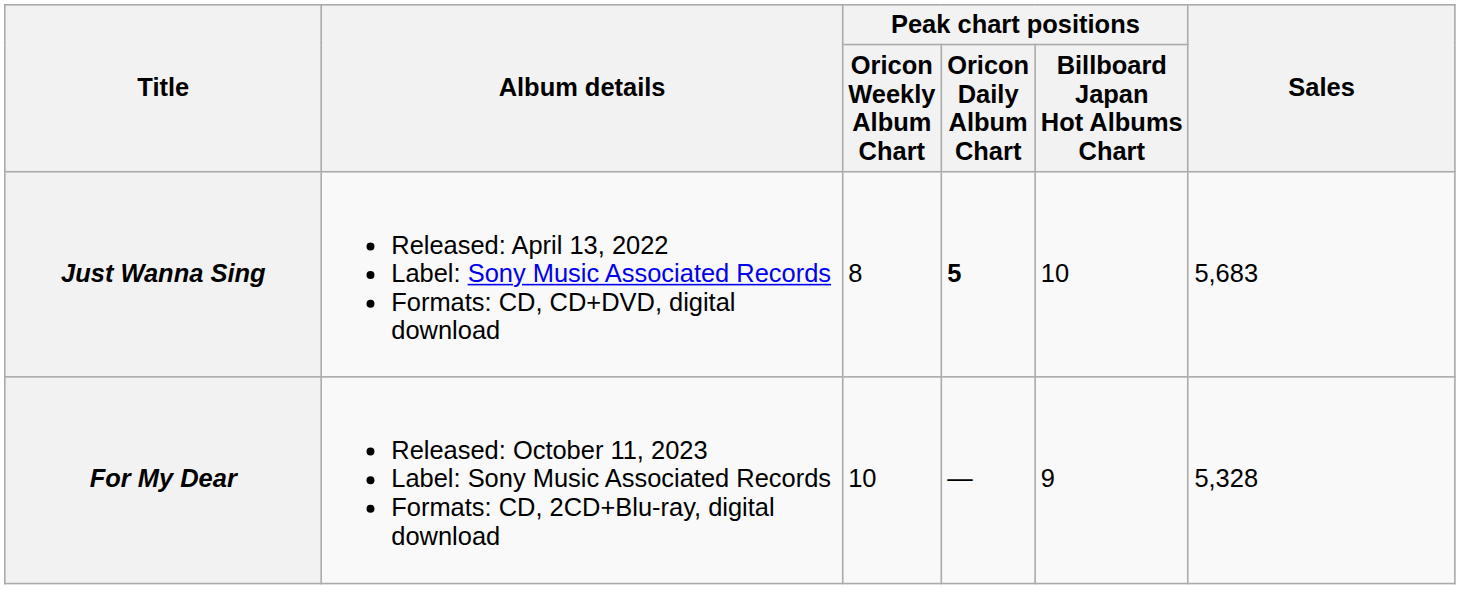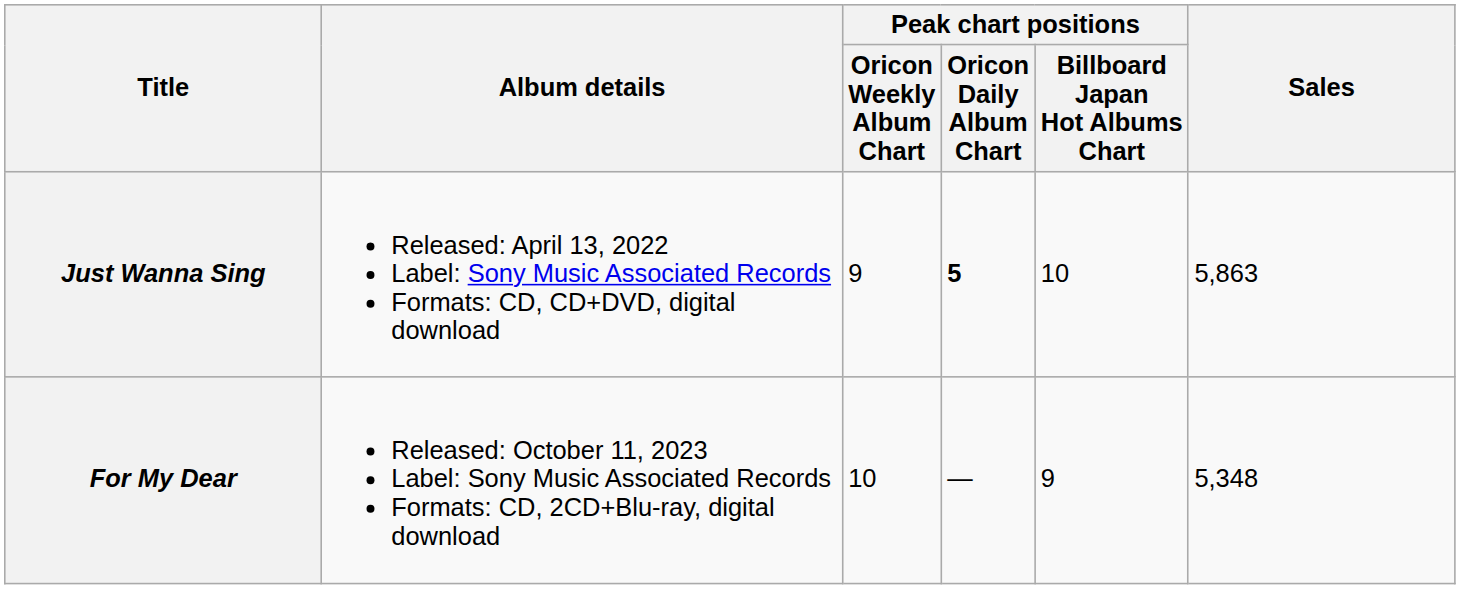(855, 273) 8 -> (855, 273) 9
(1226, 273) 5,683 -> (1226, 273) 5,863
(1226, 479) 5,328 -> (1226, 479) 5,348
